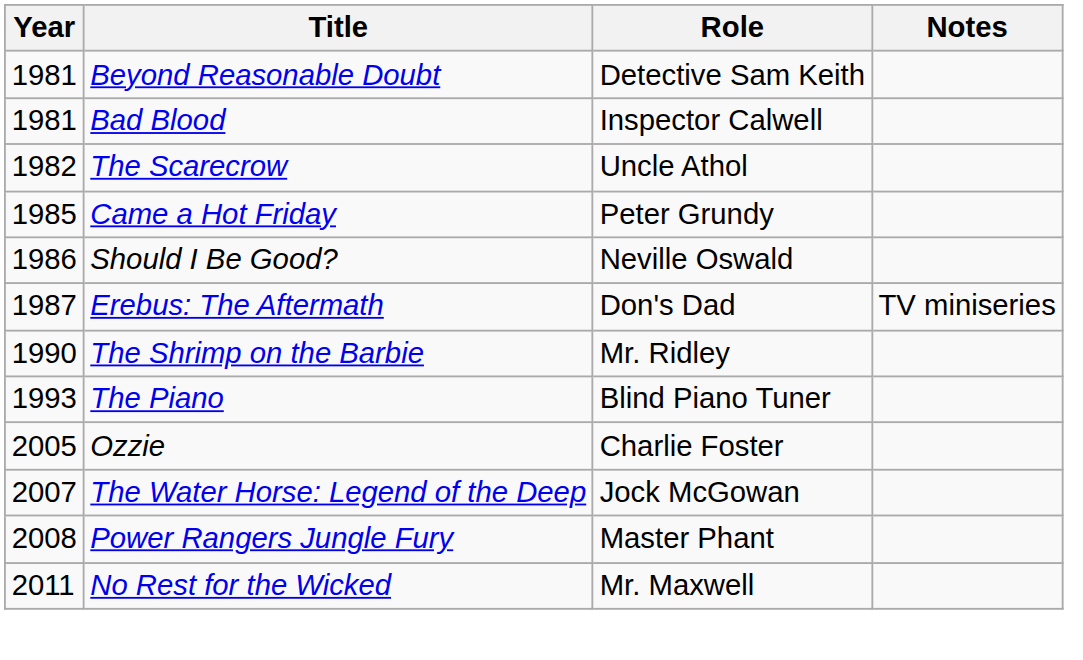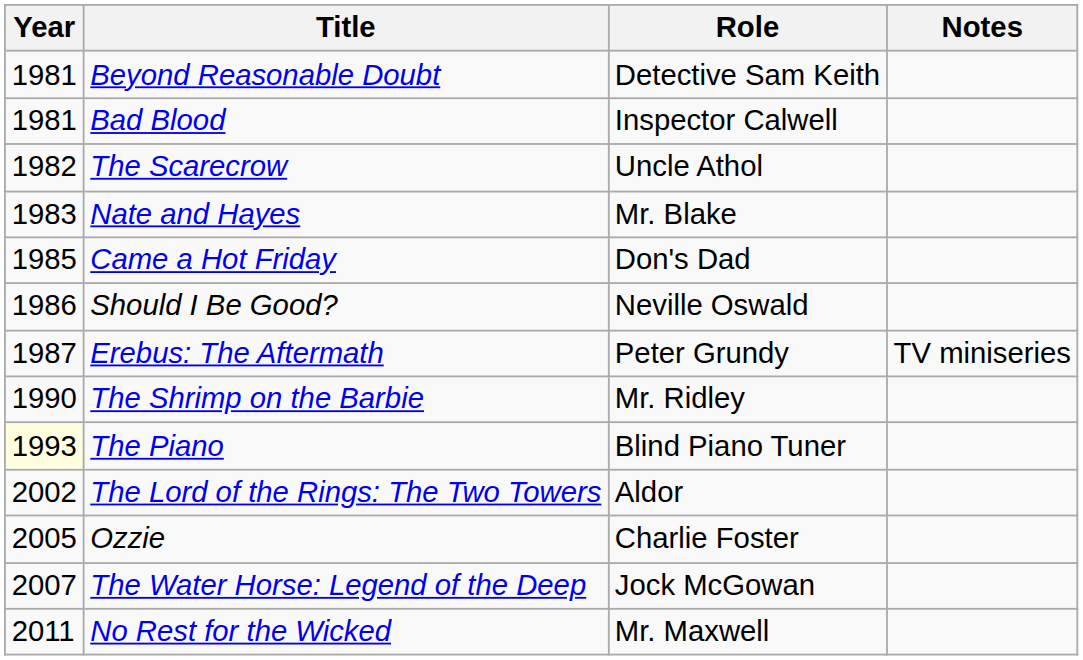+ row: (195, 213)
(687, 213) Peter Grundy -> (683, 259) Don's Dad
(668, 306) Don's Dad -> (702, 352) Peter Grundy
(44, 399) no background -> (44, 445) lightyellow background
+ row: (346, 492)
- row: (272, 538)
